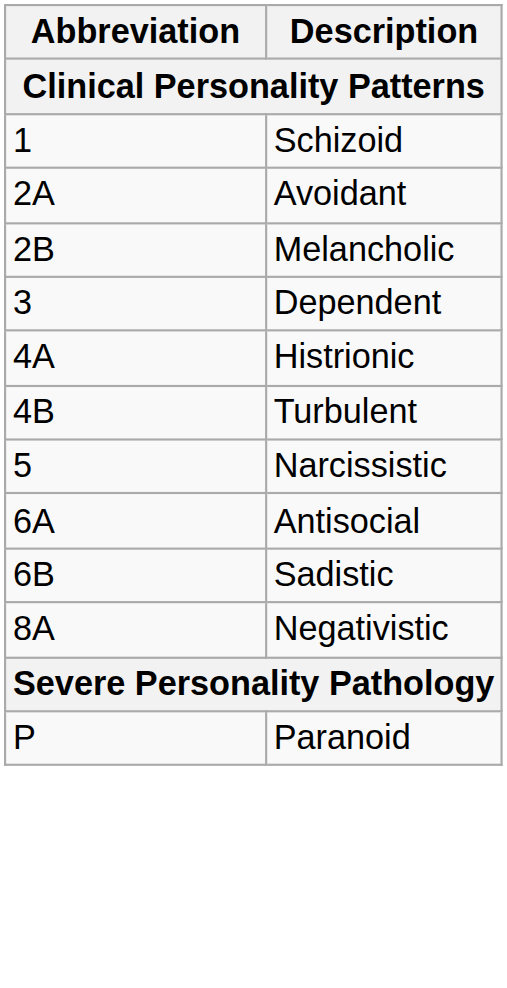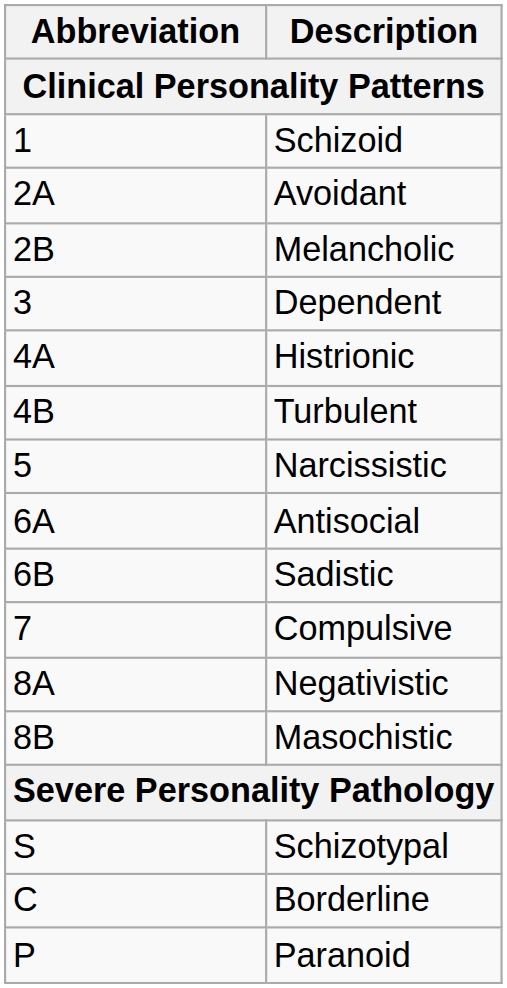+ row: (363, 628)
+ row: (363, 737)
+ row: (361, 846)
+ row: (352, 900)
